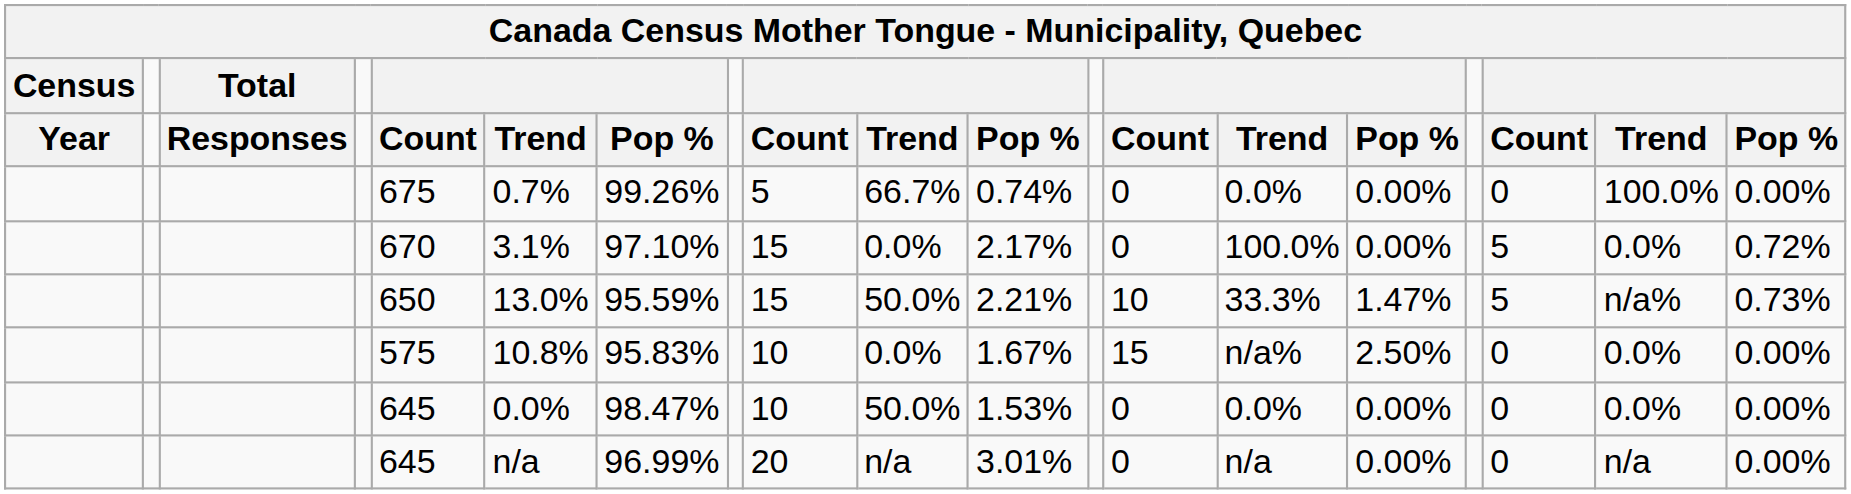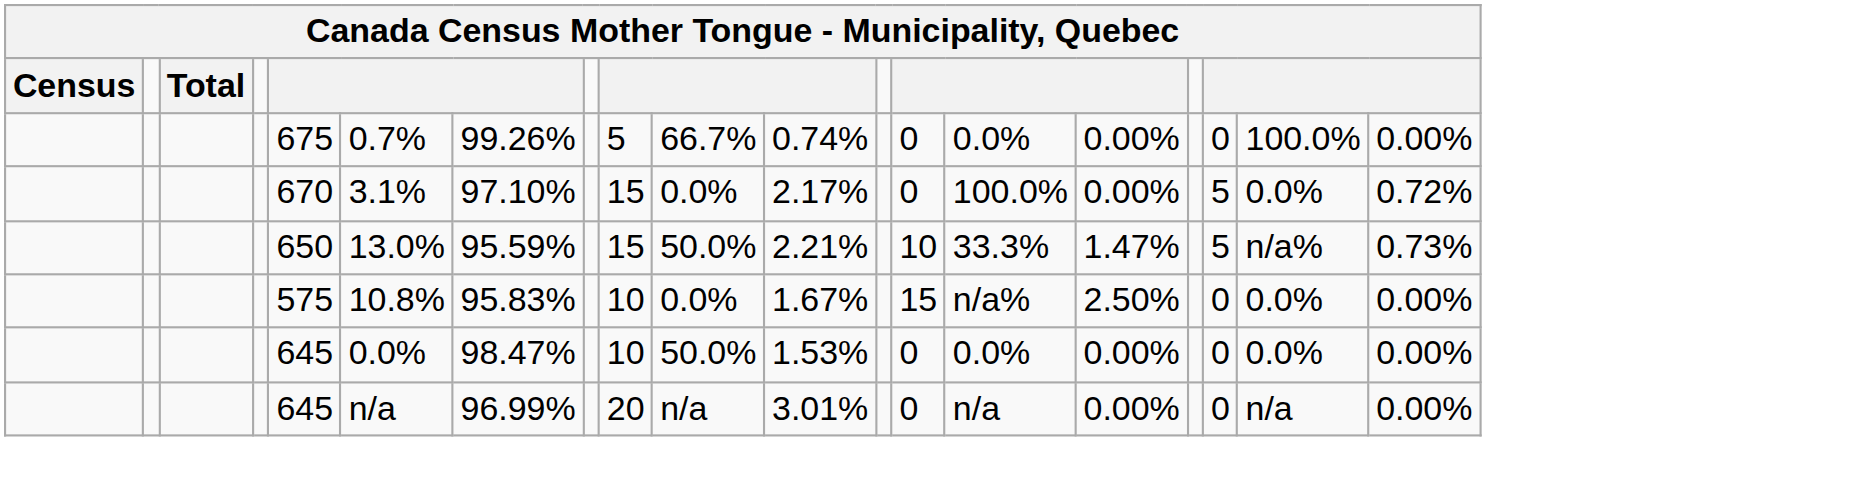- row: (74, 138)
